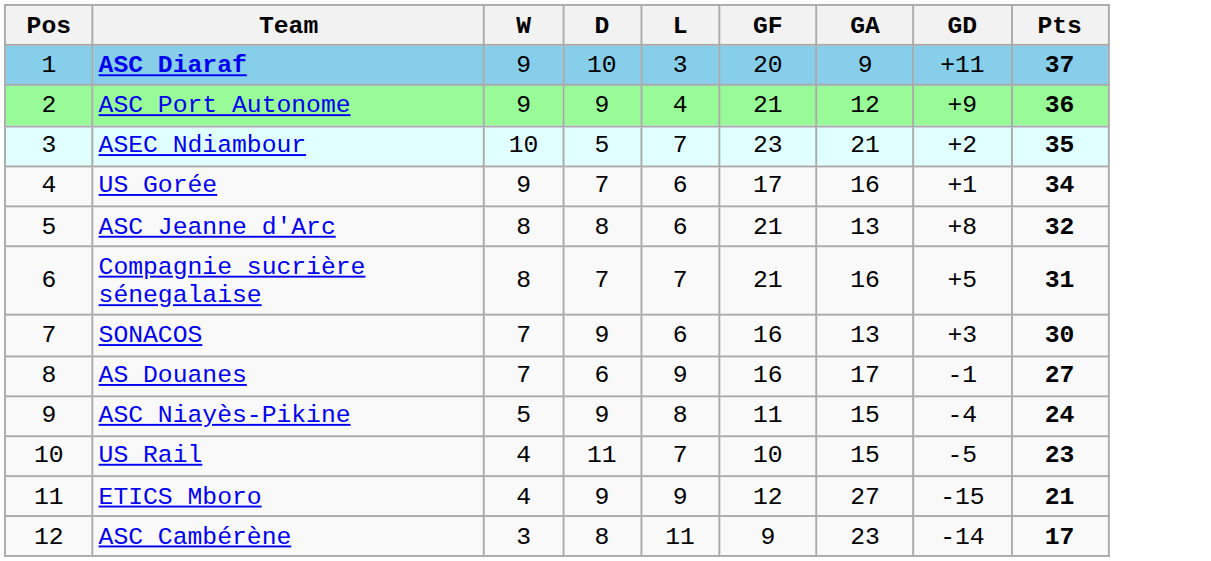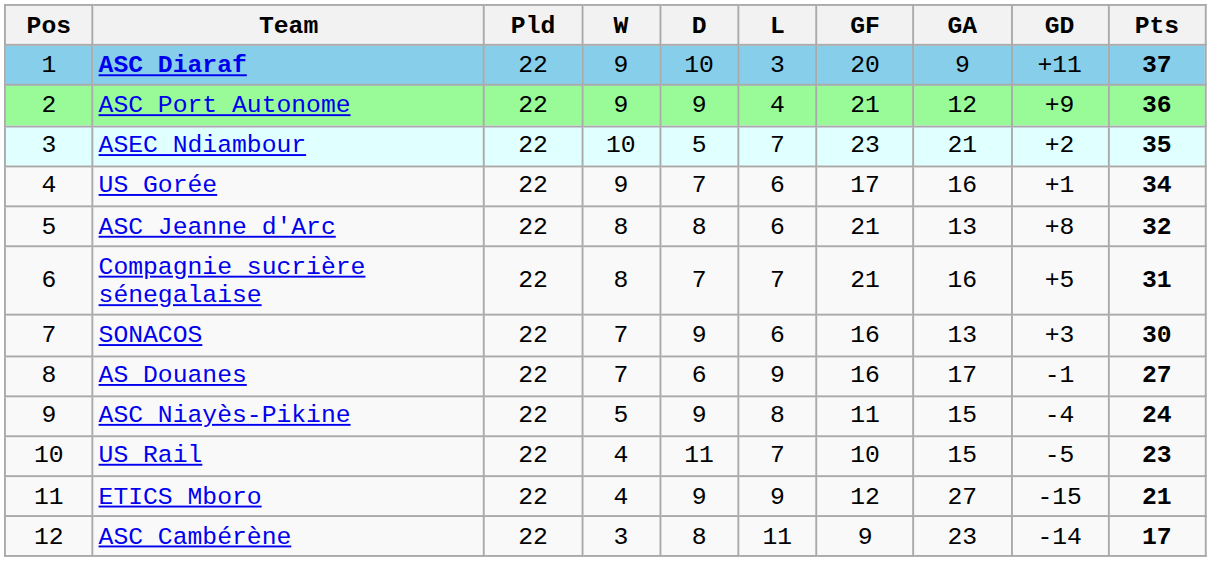+ column: (533, 25)
